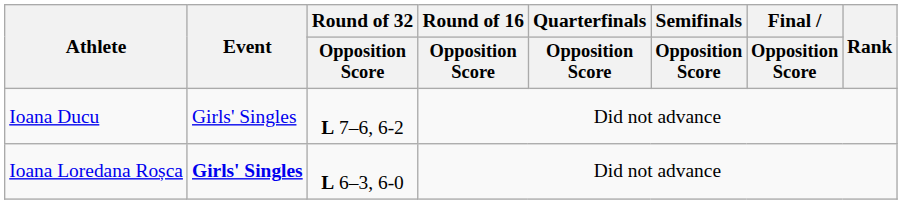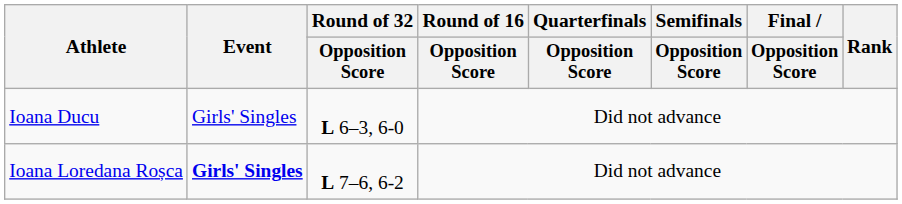(363, 127) L 7–6, 6-2 -> (363, 127) L 6–3, 6-0
(363, 182) L 6–3, 6-0 -> (363, 182) L 7–6, 6-2
